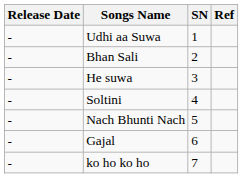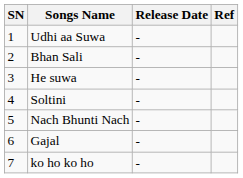columns swapped: (200, 15) <-> (44, 15)
